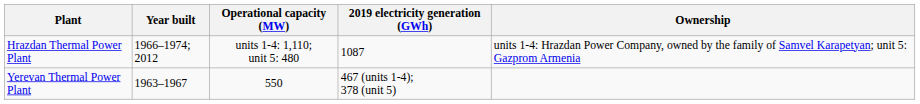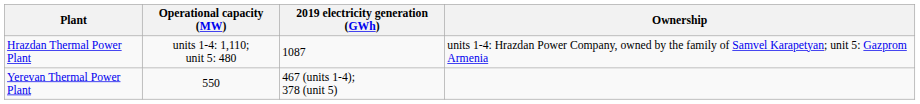- column: (171, 20)
